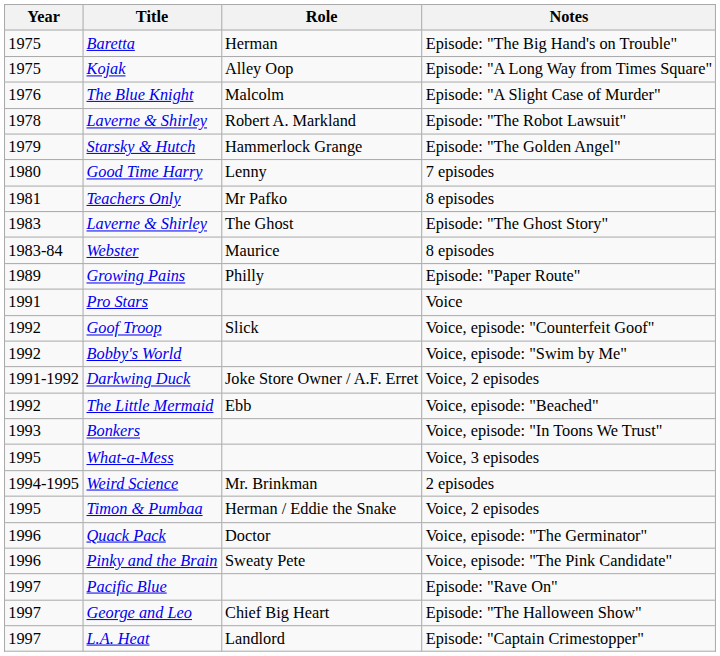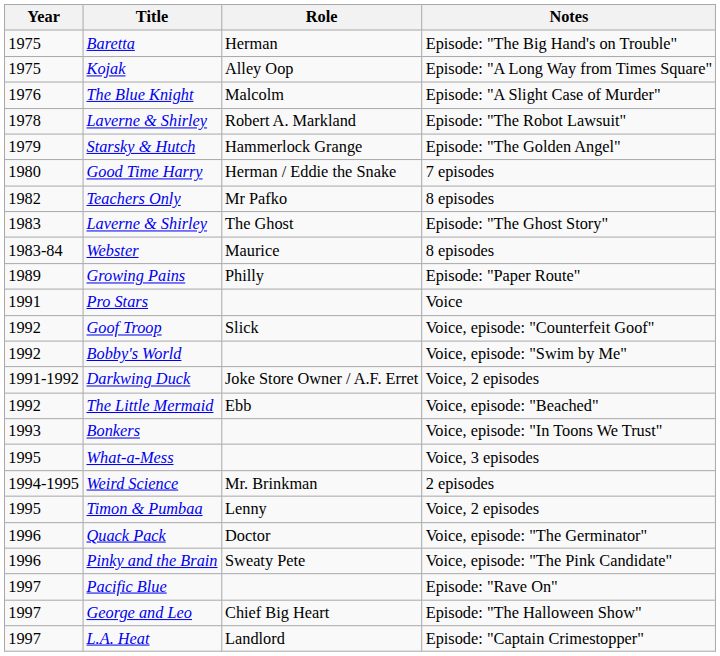(246, 172) Lenny -> (311, 172) Herman / Eddie the Snake
(25, 198) 1981 -> (25, 198) 1982
(311, 509) Herman / Eddie the Snake -> (246, 509) Lenny
